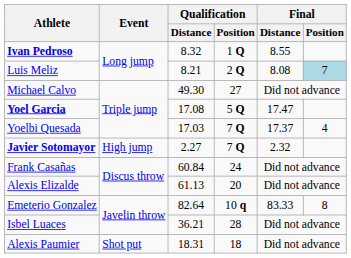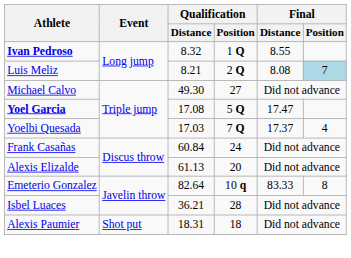- row: (51, 148)
